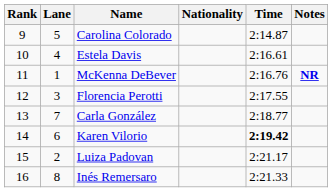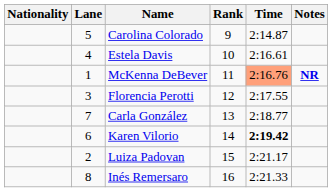columns swapped: (22, 14) <-> (212, 14)
(269, 75) no background -> (269, 75) lightsalmon background
